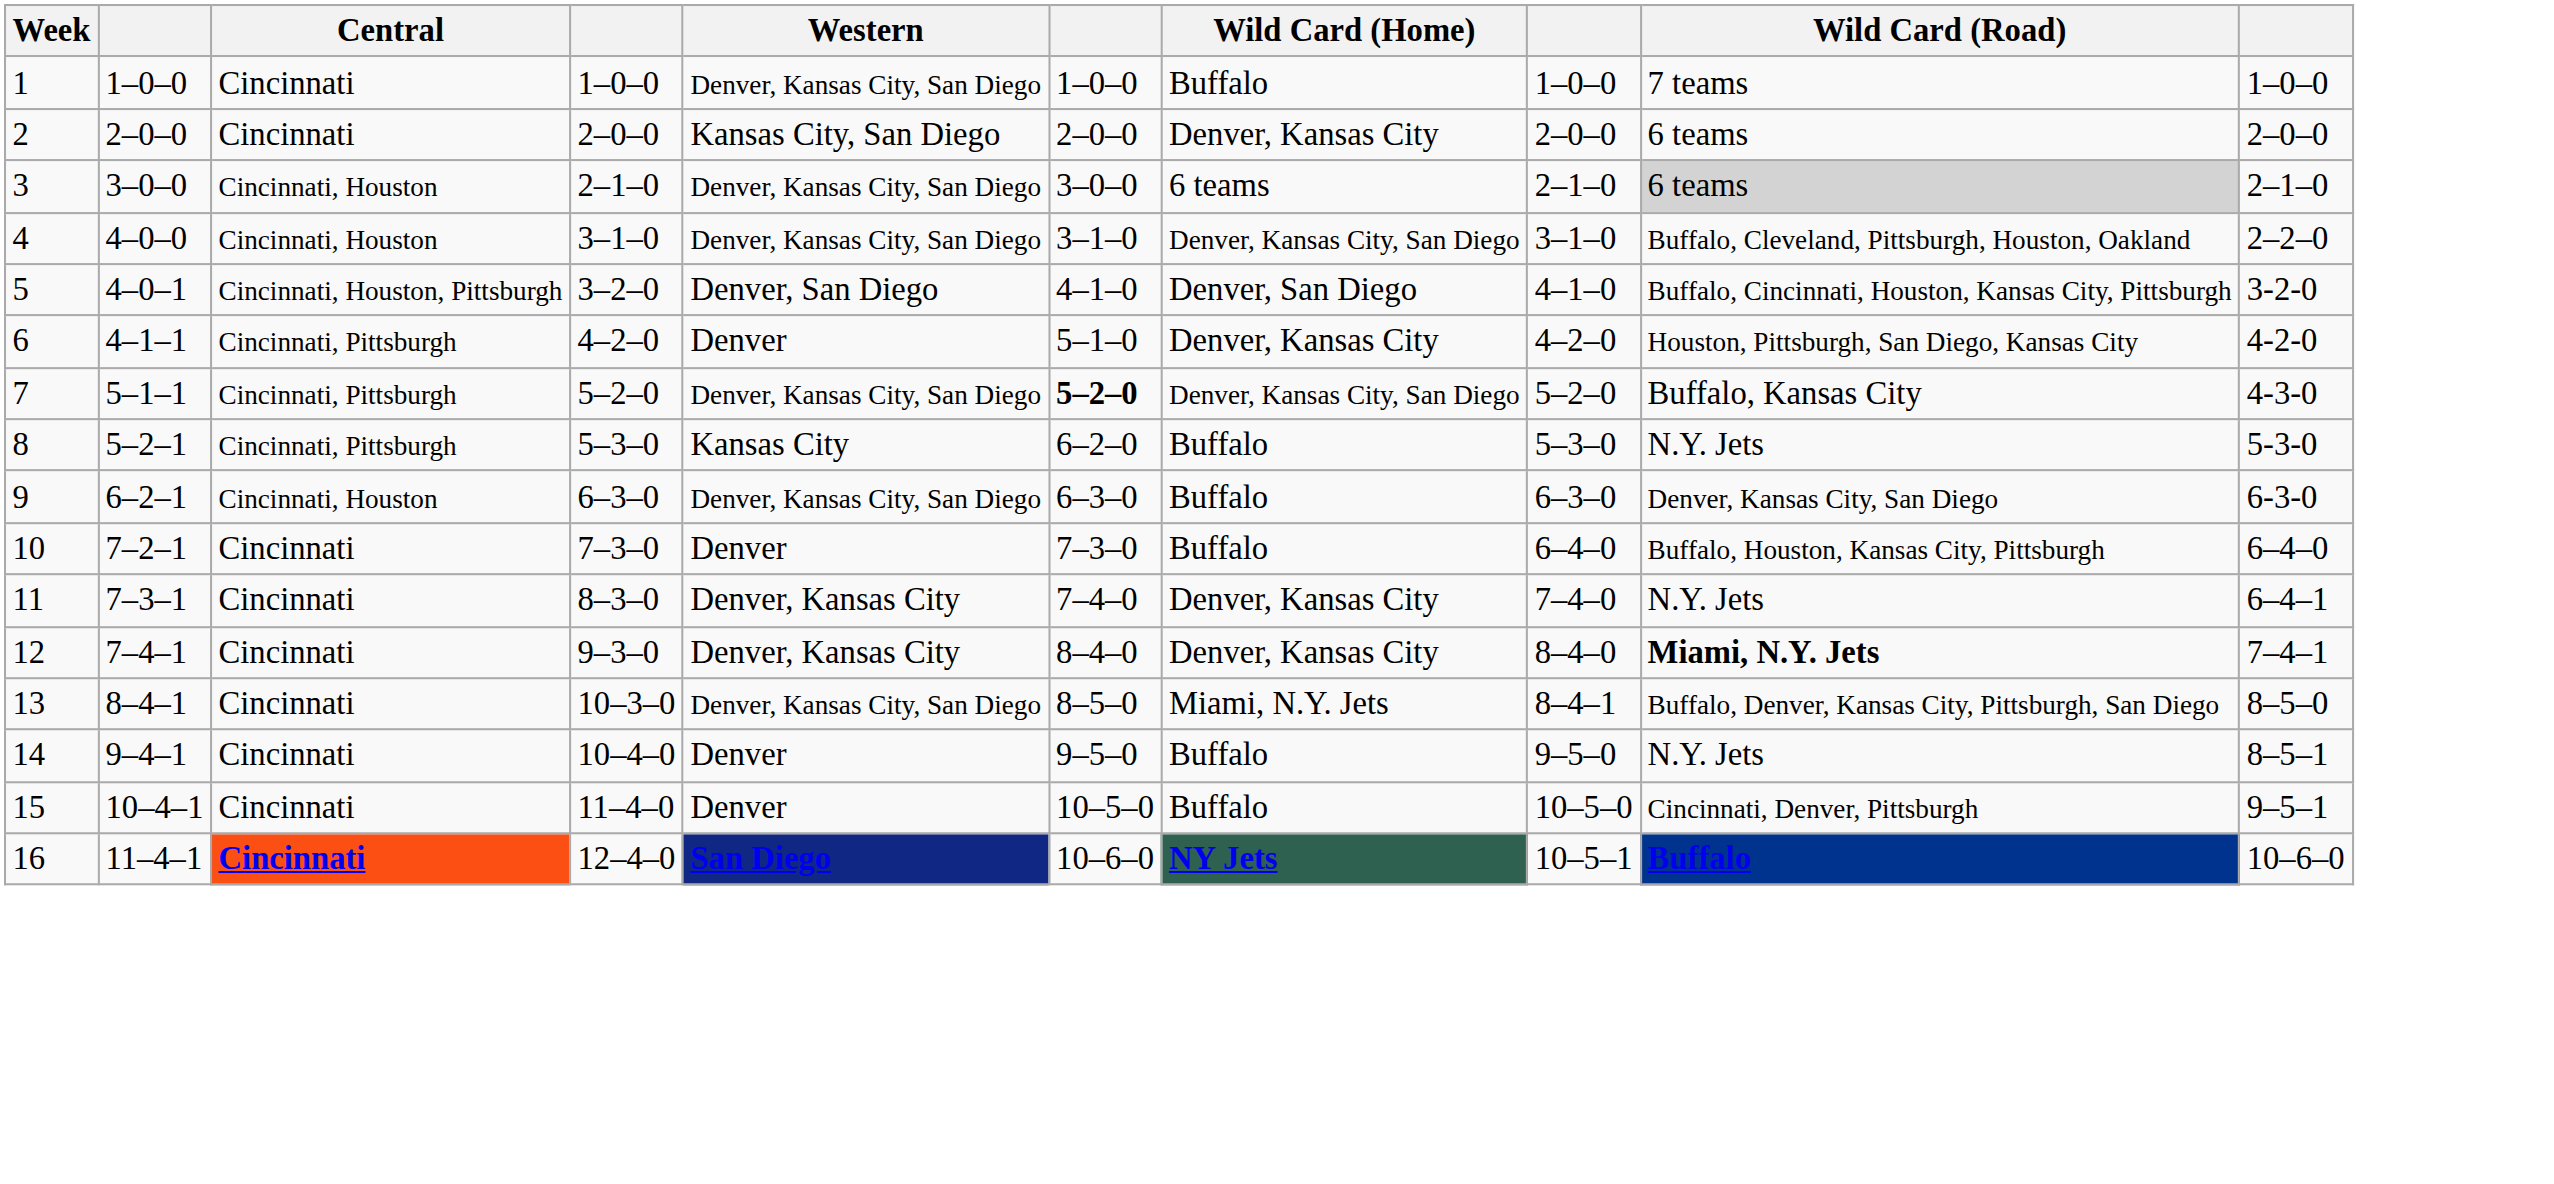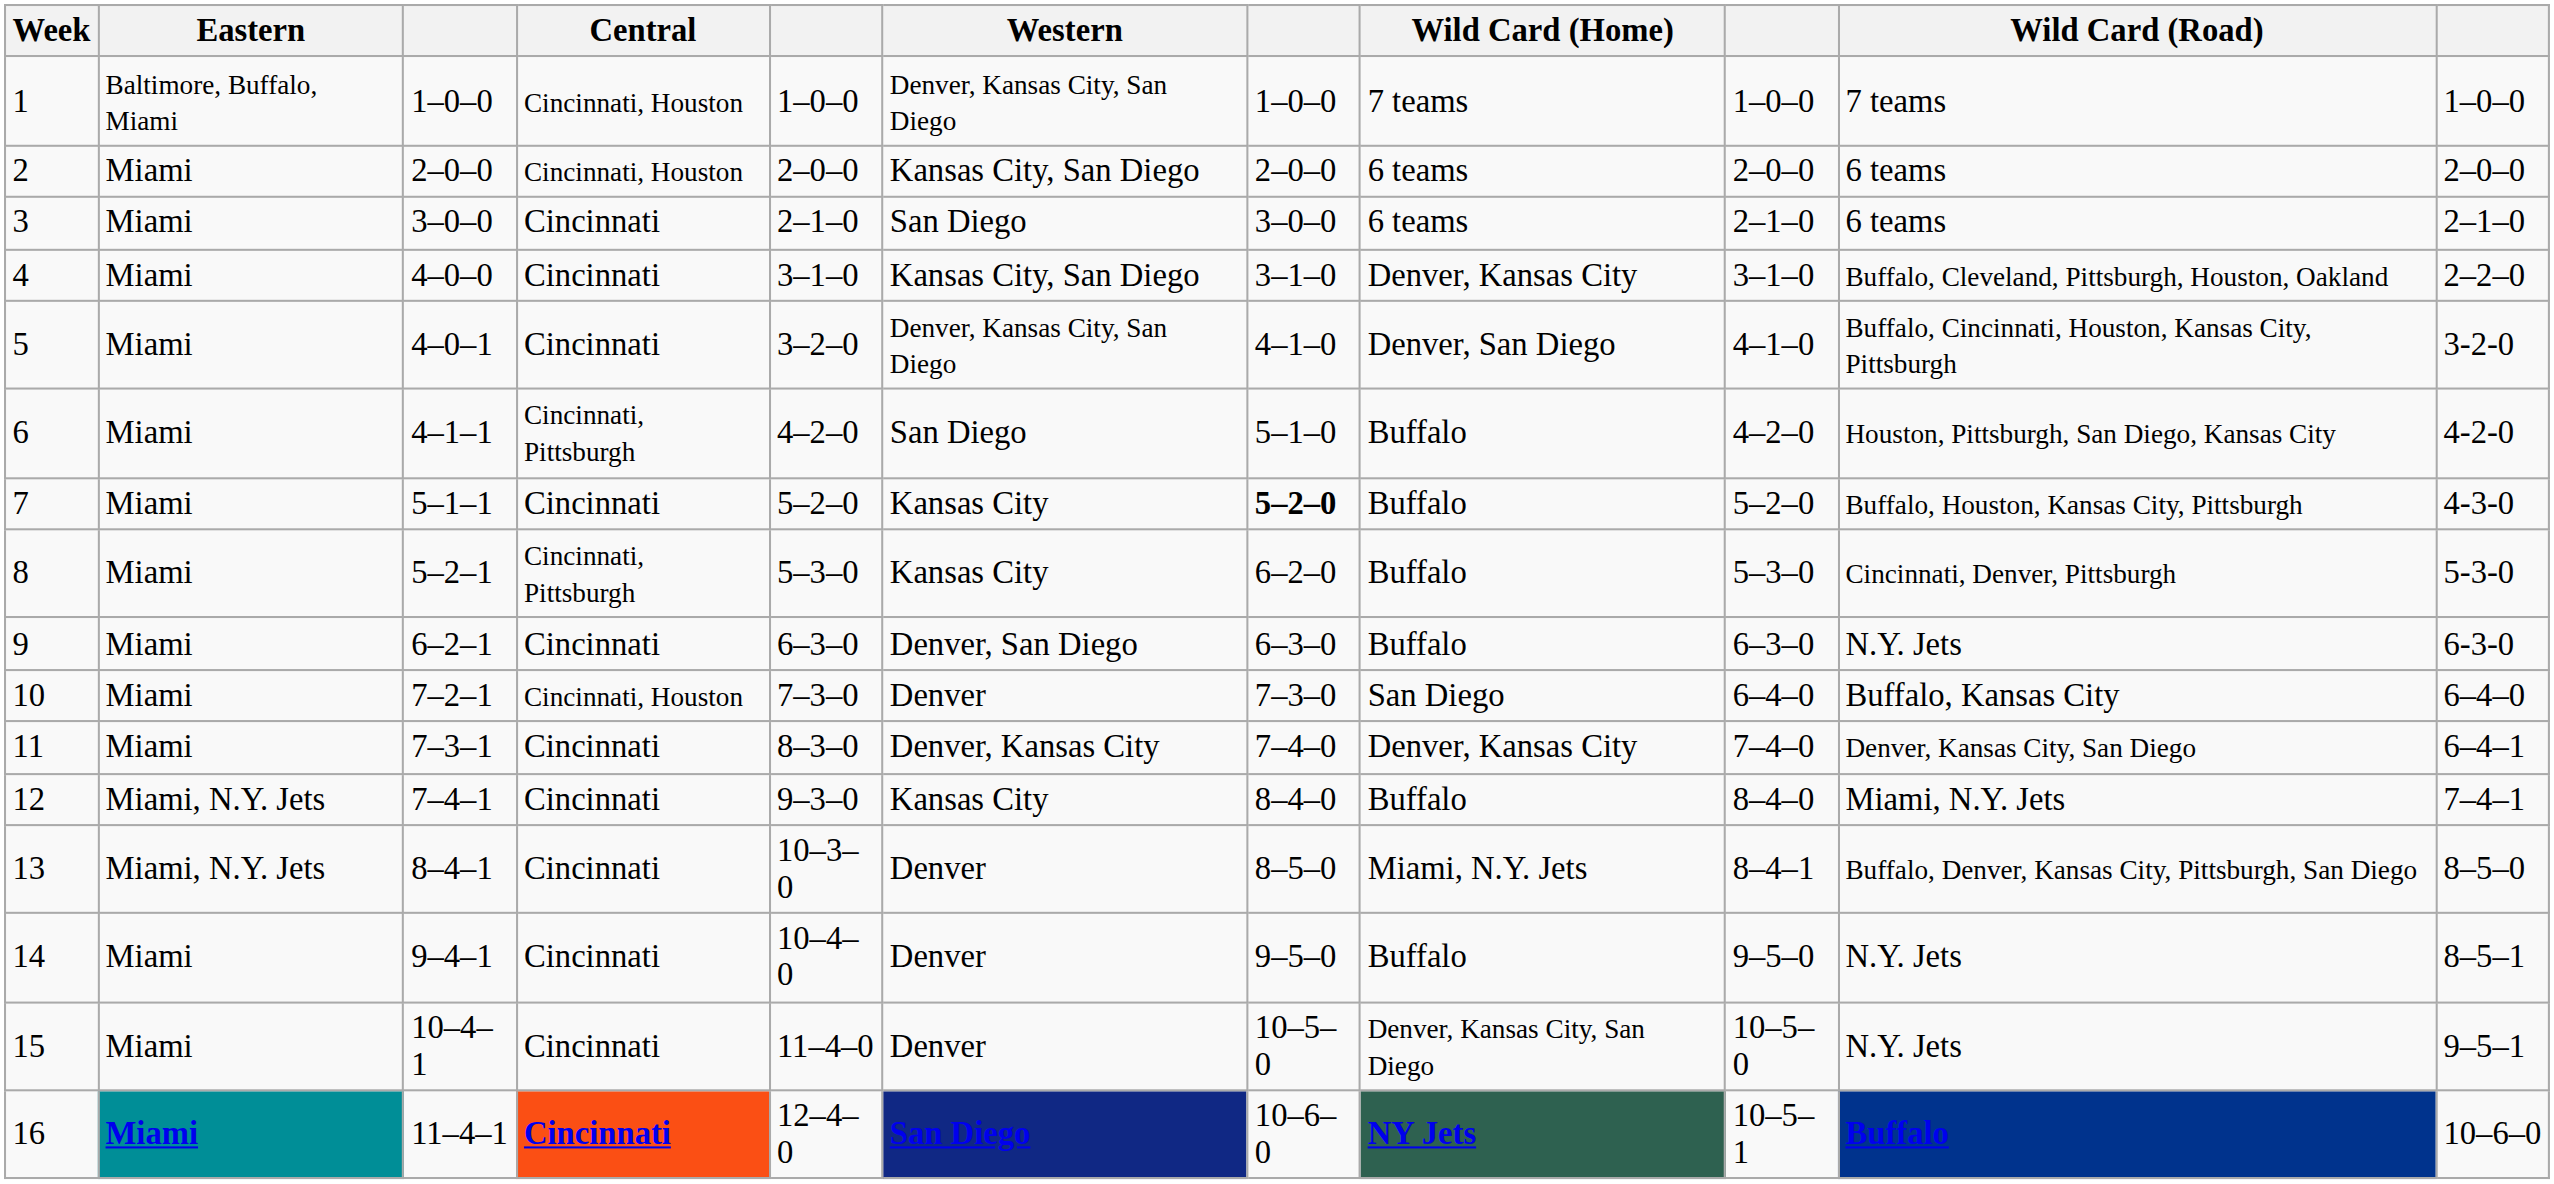+ column: (251, 30)
(287, 82) Cincinnati -> (633, 102) Cincinnati, Houston
(1219, 82) Buffalo -> (1418, 100) 7 teams
(287, 133) Cincinnati -> (633, 172) Cincinnati, Houston
(1304, 133) Denver, Kansas City -> (1418, 170) 6 teams
(328, 187) Cincinnati, Houston -> (592, 222) Cincinnati
(866, 187) Denver, Kansas City, San Diego -> (958, 222) San Diego
(1698, 185) lightgrey background -> (1896, 222) no background
(328, 239) Cincinnati, Houston -> (592, 274) Cincinnati
(866, 239) Denver, Kansas City, San Diego -> (1045, 274) Kansas City, San Diego
(1344, 239) Denver, Kansas City, San Diego -> (1503, 274) Denver, Kansas City
(390, 291) Cincinnati, Houston, Pittsburgh -> (592, 344) Cincinnati
(814, 289) Denver, San Diego -> (1028, 346) Denver, Kansas City, San Diego
(738, 340) Denver -> (958, 432) San Diego
(1304, 340) Denver, Kansas City -> (1417, 432) Buffalo
(338, 394) Cincinnati, Pittsburgh -> (592, 502) Cincinnati
(866, 394) Denver, Kansas City, San Diego -> (969, 502) Kansas City
(1344, 394) Denver, Kansas City, San Diego -> (1417, 502) Buffalo
(1785, 392) Buffalo, Kansas City -> (2074, 504) Buffalo, Houston, Kansas City, Pittsburgh
(1706, 444) N.Y. Jets -> (2011, 575) Cincinnati, Denver, Pittsburgh
(328, 498) Cincinnati, Houston -> (592, 643) Cincinnati
(866, 498) Denver, Kansas City, San Diego -> (1014, 643) Denver, San Diego
(1823, 498) Denver, Kansas City, San Diego -> (1904, 643) N.Y. Jets
(287, 548) Cincinnati -> (633, 696) Cincinnati, Houston
(1219, 548) Buffalo -> (1436, 694) San Diego
(1876, 550) Buffalo, Houston, Kansas City, Pittsburgh -> (1983, 694) Buffalo, Kansas City
(1706, 599) N.Y. Jets -> (2021, 748) Denver, Kansas City, San Diego
(825, 651) Denver, Kansas City -> (969, 798) Kansas City
(1304, 651) Denver, Kansas City -> (1417, 798) Buffalo
(1763, 651) bold -> (1955, 798) normal
(866, 705) Denver, Kansas City, San Diego -> (938, 868) Denver
(1219, 806) Buffalo -> (1506, 1047) Denver, Kansas City, San Diego
(1813, 808) Cincinnati, Denver, Pittsburgh -> (1904, 1045) N.Y. Jets
